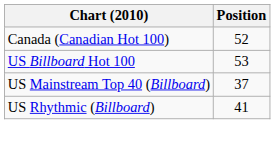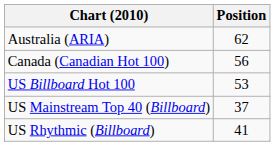+ row: (58, 38)
(241, 38) 52 -> (241, 61) 56
